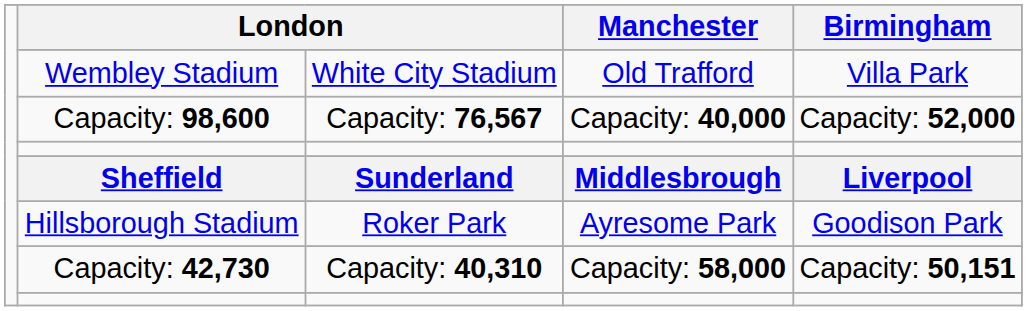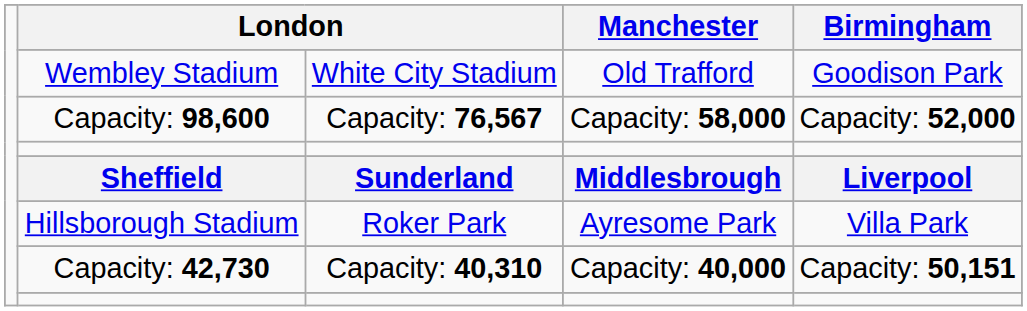(907, 73) Villa Park -> (907, 73) Goodison Park
(678, 118) Capacity: 40,000 -> (678, 118) Capacity: 58,000
(907, 223) Goodison Park -> (907, 223) Villa Park
(678, 268) Capacity: 58,000 -> (678, 268) Capacity: 40,000
